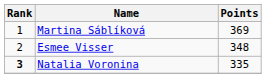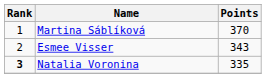(240, 30) 369 -> (240, 30) 370
(240, 47) 348 -> (240, 47) 343
